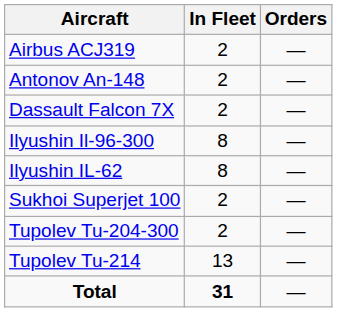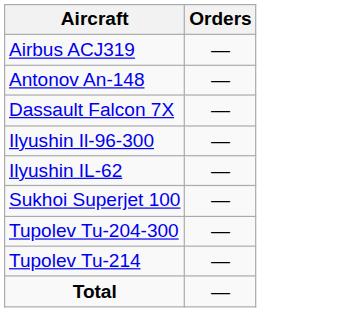- column: (223, 19)
